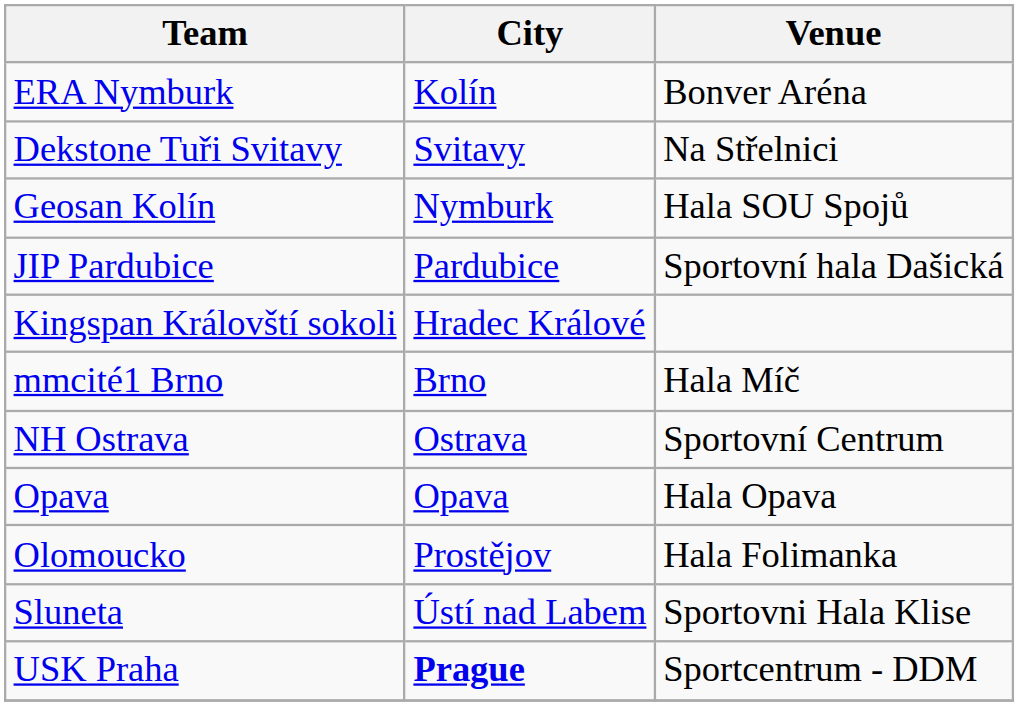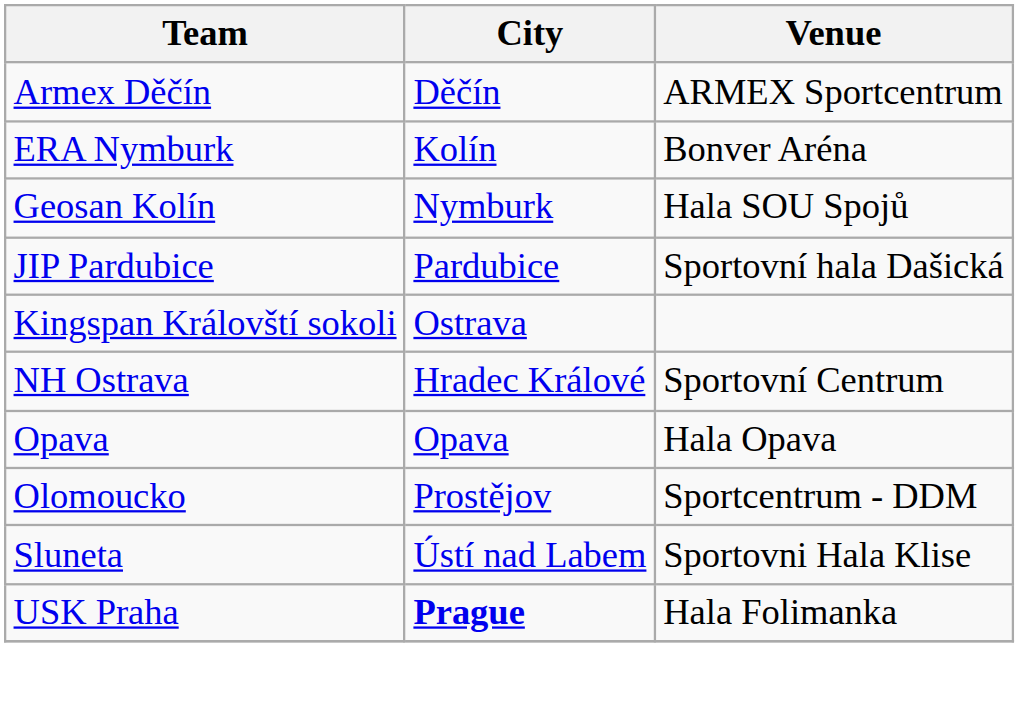+ row: (112, 91)
- row: (178, 149)
(529, 322) Hradec Králové -> (470, 322) Ostrava
- row: (118, 380)
(470, 438) Ostrava -> (529, 380) Hradec Králové
(780, 554) Hala Folimanka -> (820, 496) Sportcentrum - DDM
(820, 669) Sportcentrum - DDM -> (780, 611) Hala Folimanka
